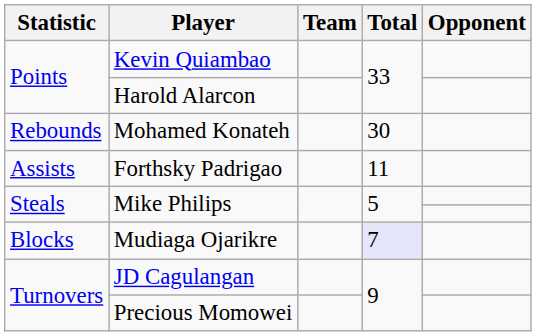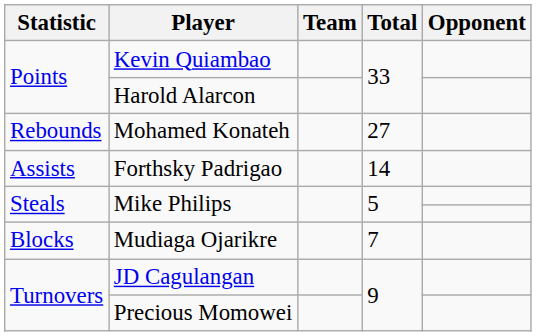(379, 131) 30 -> (379, 131) 27
(378, 167) 11 -> (379, 167) 14
(373, 240) lavender background -> (373, 240) no background
